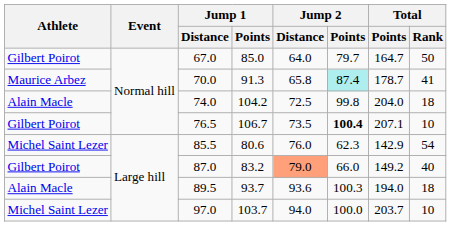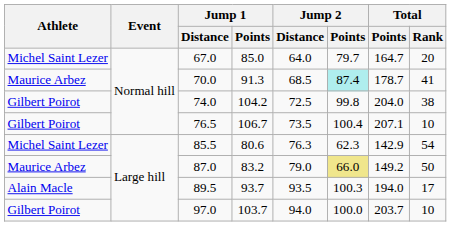(44, 58) Gilbert Poirot -> (58, 58) Michel Saint Lezer
(428, 58) 50 -> (428, 58) 20
(300, 80) 65.8 -> (300, 80) 68.5
(40, 102) Alain Macle -> (44, 102) Gilbert Poirot
(428, 102) 18 -> (428, 102) 38
(348, 123) bold -> (348, 123) normal
(300, 145) 76.0 -> (300, 145) 76.3
(44, 166) Gilbert Poirot -> (47, 166) Maurice Arbez
(300, 166) lightsalmon background -> (300, 166) no background
(348, 166) no background -> (348, 166) khaki background
(428, 166) 40 -> (428, 166) 50
(300, 188) 93.6 -> (300, 188) 93.5
(428, 188) 18 -> (428, 188) 17
(58, 210) Michel Saint Lezer -> (44, 210) Gilbert Poirot
